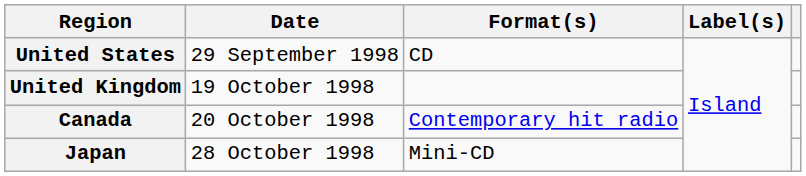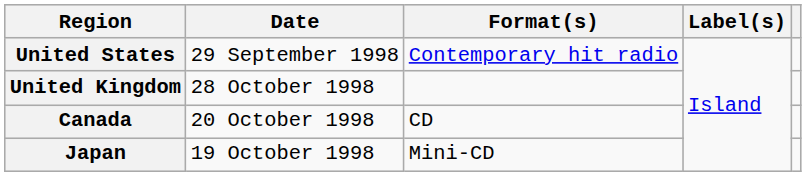(421, 55) CD -> (544, 55) Contemporary hit radio
(283, 88) 19 October 1998 -> (283, 88) 28 October 1998
(544, 121) Contemporary hit radio -> (421, 121) CD
(283, 154) 28 October 1998 -> (283, 154) 19 October 1998
